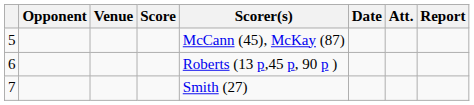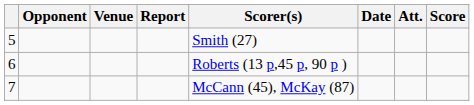columns swapped: (158, 16) <-> (443, 16)
(264, 40) McCann (45), McKay (87) -> (225, 40) Smith (27)
(215, 87) Smith (27) -> (273, 87) McCann (45), McKay (87)
